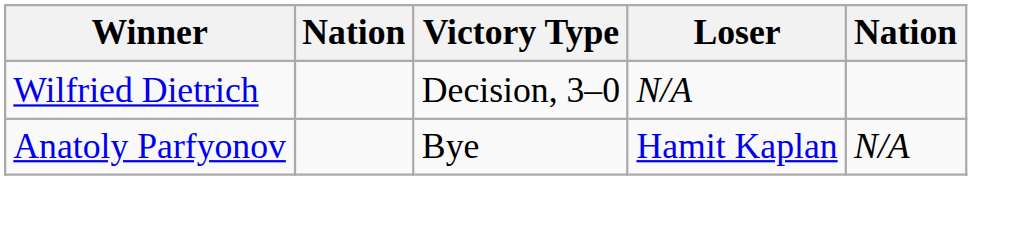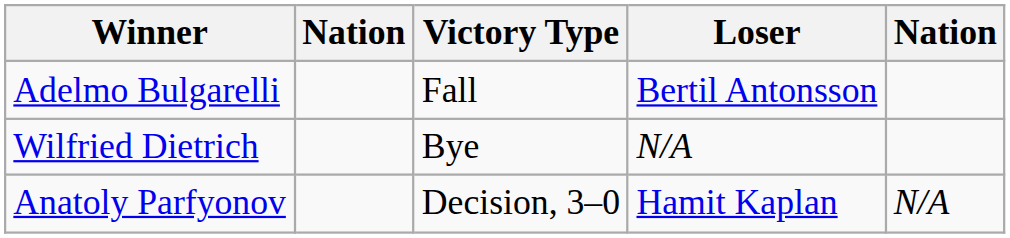+ row: (147, 89)
(521, 89) Decision, 3–0 -> (451, 145) Bye
(451, 145) Bye -> (521, 202) Decision, 3–0
